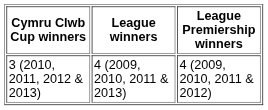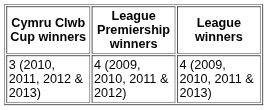columns swapped: (134, 30) <-> (219, 30)
